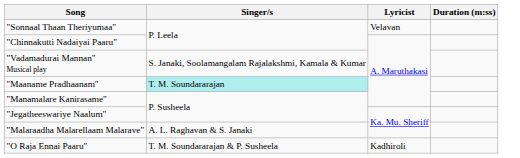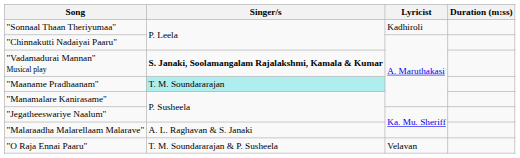(385, 27) Velavan -> (405, 27) Kadhiroli
(257, 63) normal -> (266, 63) bold
(388, 145) Kadhiroli -> (402, 145) Velavan
